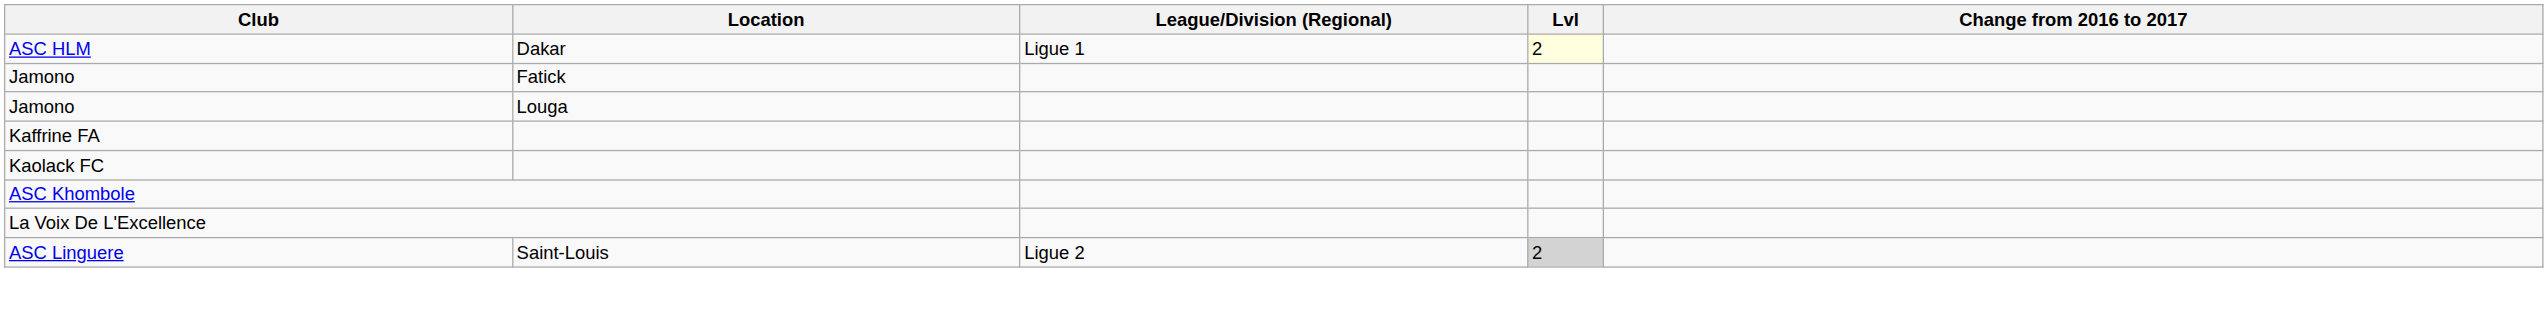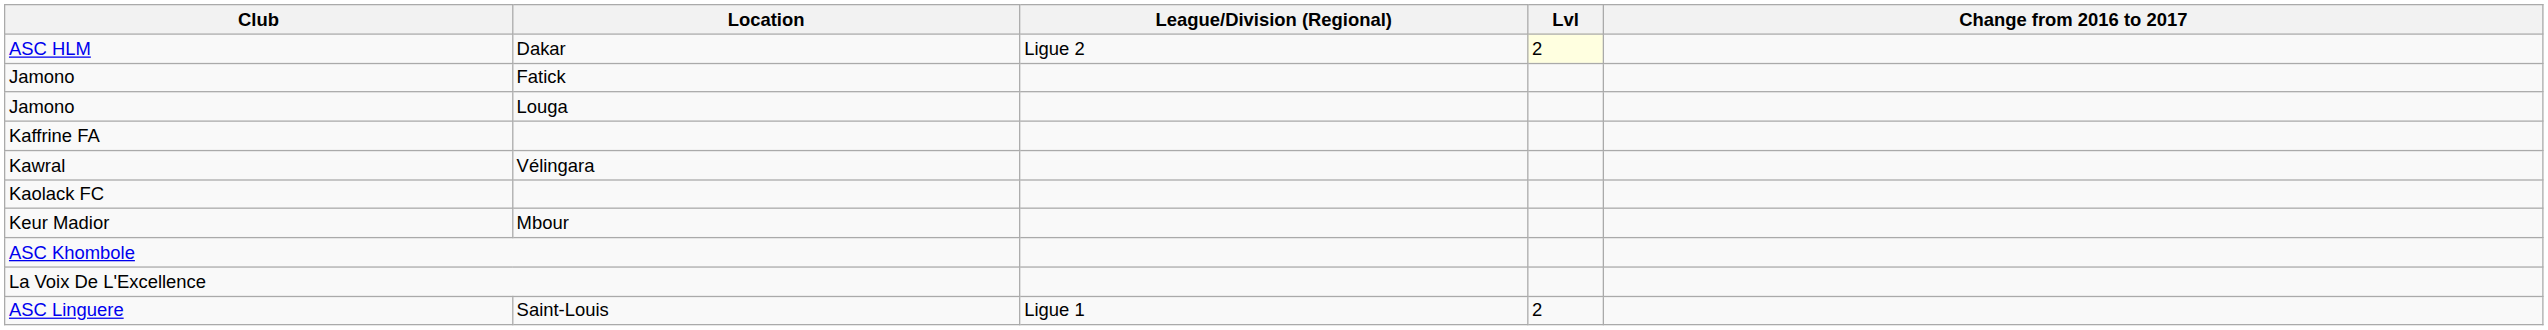(1054, 49) Ligue 1 -> (1054, 49) Ligue 2
+ row: (37, 165)
+ row: (59, 223)
(1054, 253) Ligue 2 -> (1054, 311) Ligue 1
(1537, 253) lightgrey background -> (1537, 311) no background
